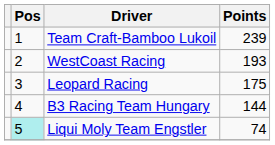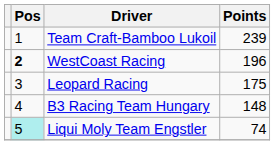(18, 61) normal -> (18, 61) bold
(255, 61) 193 -> (255, 61) 196
(255, 106) 144 -> (255, 106) 148
